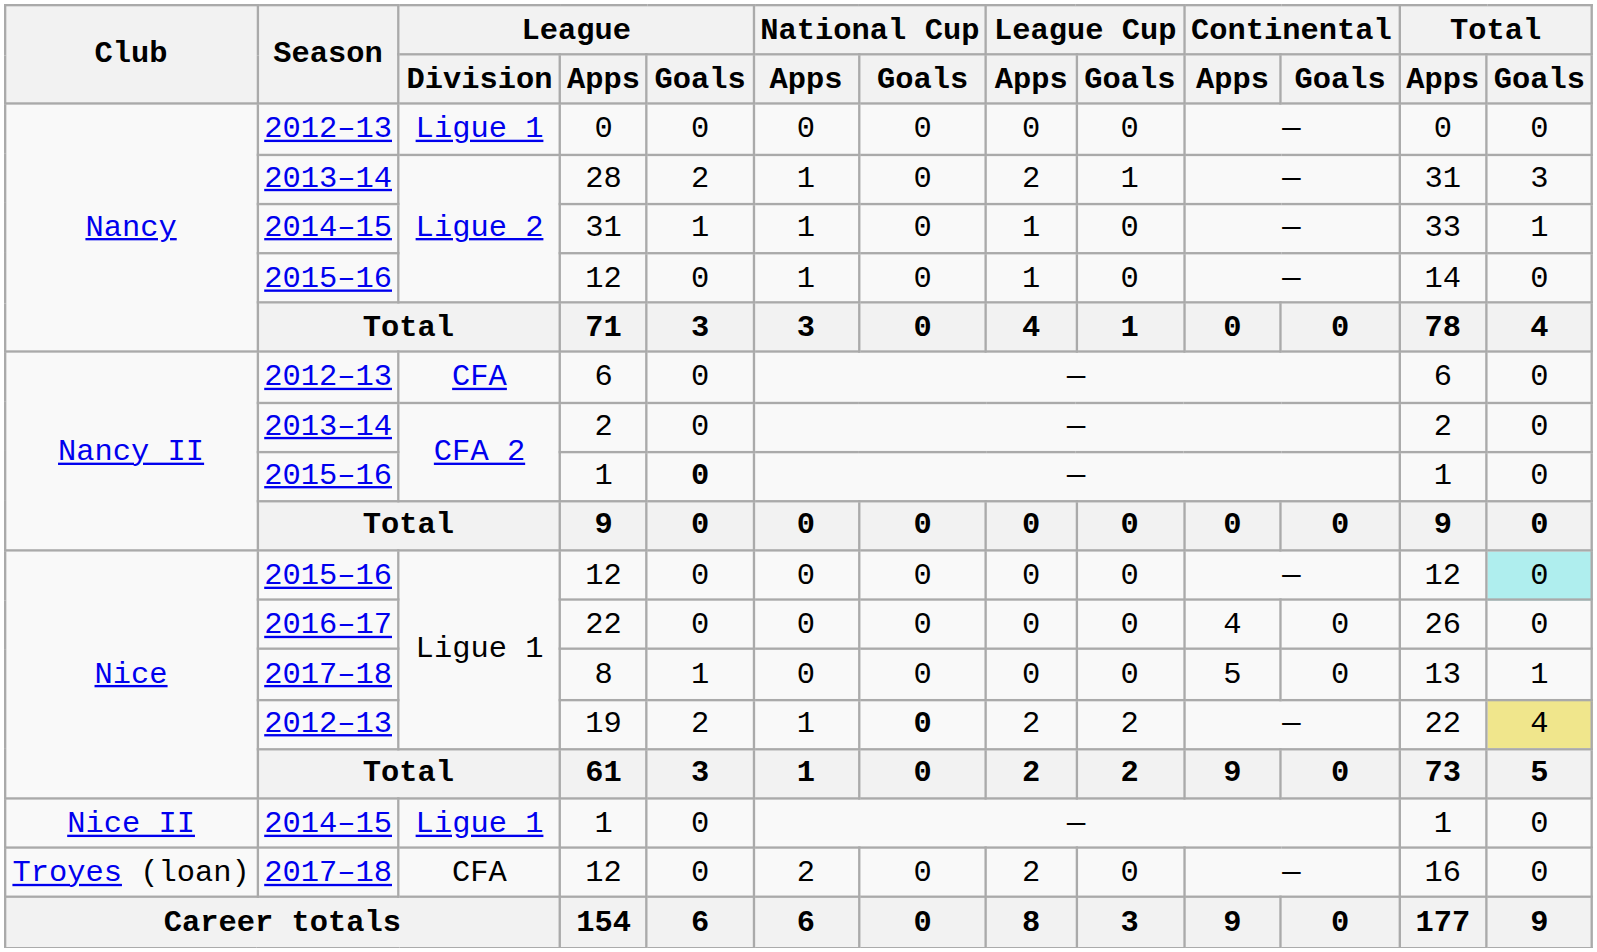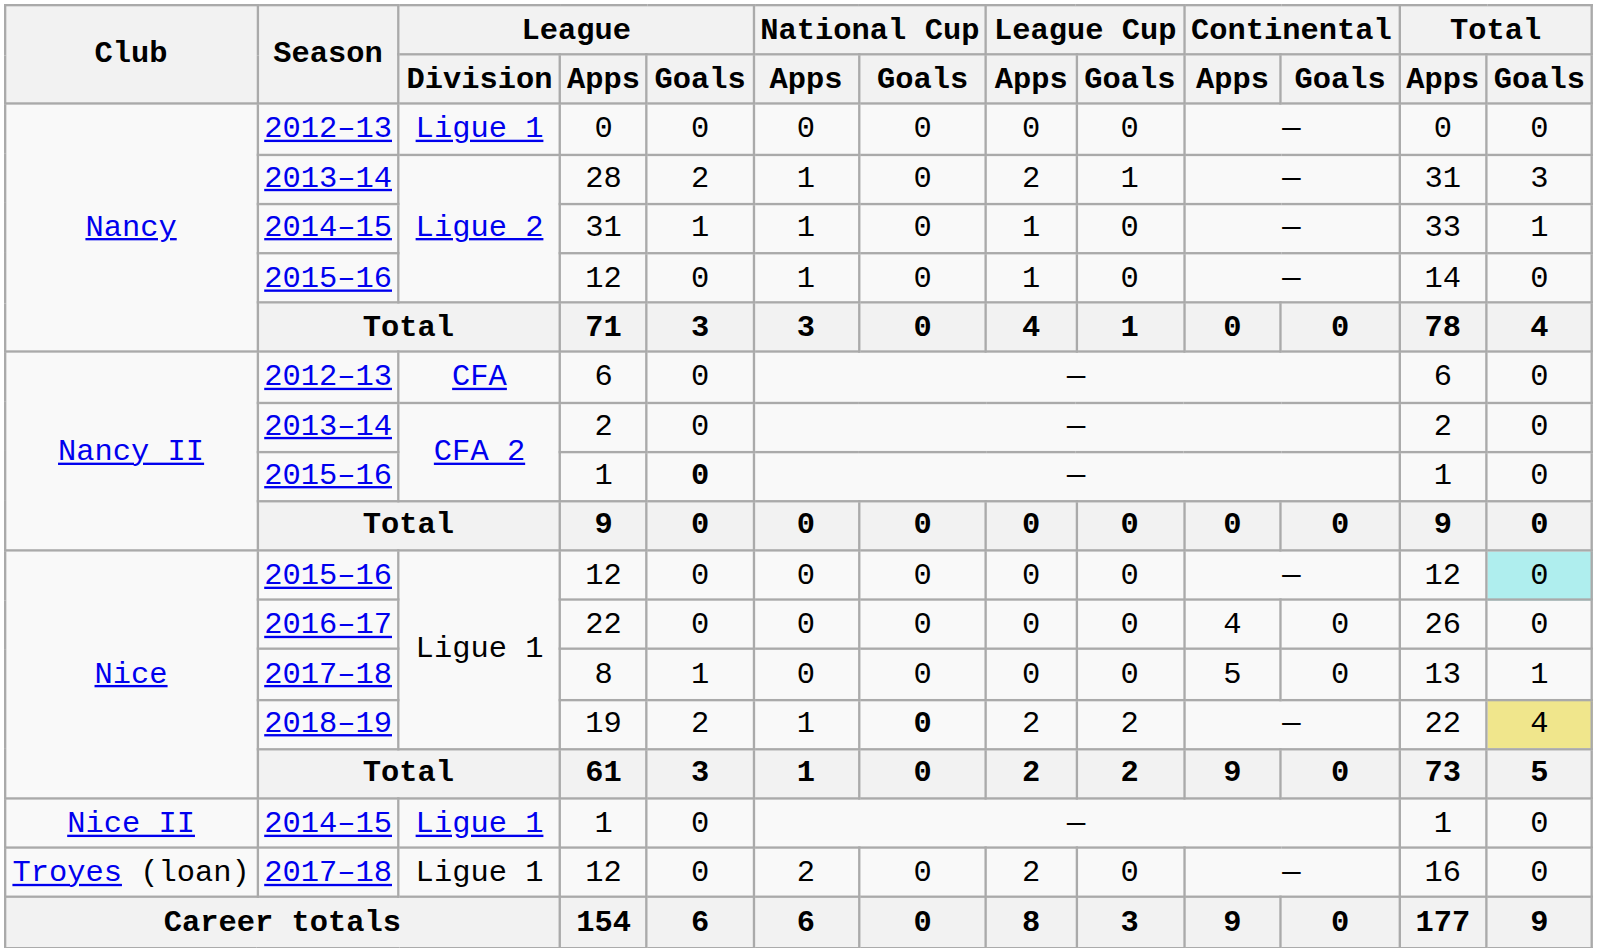(328, 724) 2012–13 -> (328, 724) 2018–19
(479, 873) CFA -> (480, 873) Ligue 1
